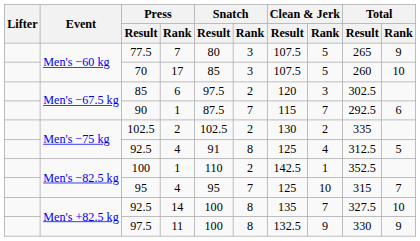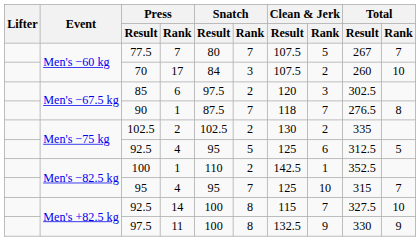(250, 52) 3 -> (250, 52) 7
(362, 52) 265 -> (362, 52) 267
(399, 52) 9 -> (399, 52) 7
(214, 71) 85 -> (214, 71) 84
(325, 71) 5 -> (325, 71) 2
(287, 110) 115 -> (287, 110) 118
(362, 110) 292.5 -> (362, 110) 276.5
(399, 110) 6 -> (399, 110) 8
(214, 149) 91 -> (214, 149) 95
(250, 149) 8 -> (250, 149) 5
(325, 149) 4 -> (325, 149) 6
(287, 206) 135 -> (287, 206) 115
